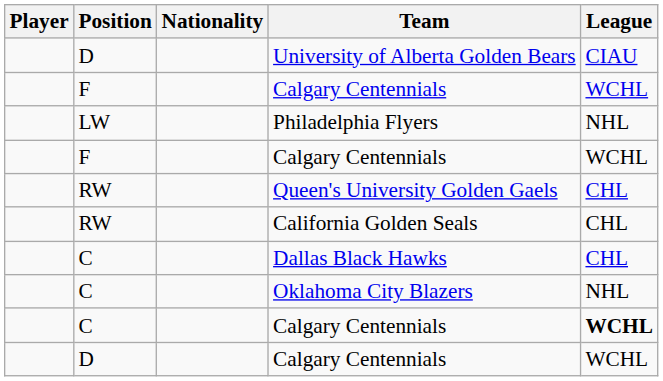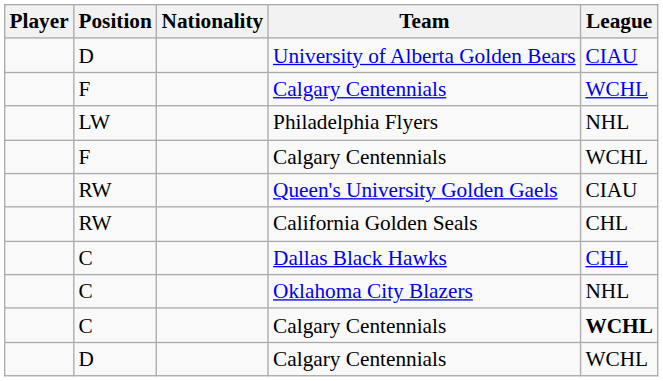(607, 190) CHL -> (611, 190) CIAU
